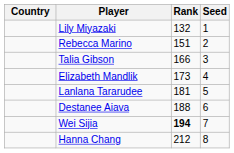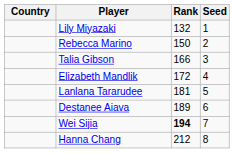(182, 44) 151 -> (182, 44) 150
(182, 76) 173 -> (182, 76) 172
(182, 108) 188 -> (182, 108) 189
